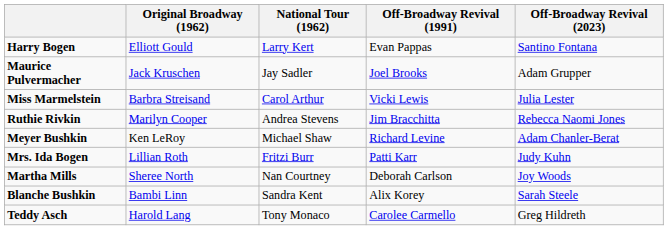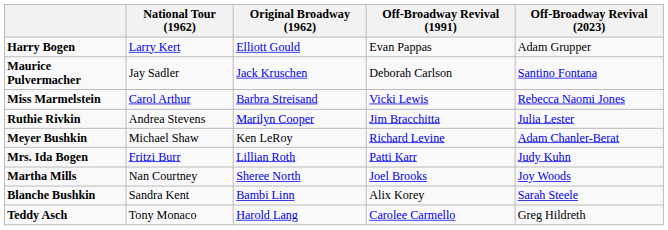columns swapped: (193, 20) <-> (313, 20)
(557, 47) Santino Fontana -> (554, 47) Adam Grupper
(398, 73) Joel Brooks -> (411, 73) Deborah Carlson
(554, 73) Adam Grupper -> (557, 73) Santino Fontana
(546, 99) Julia Lester -> (571, 99) Rebecca Naomi Jones
(571, 118) Rebecca Naomi Jones -> (546, 118) Julia Lester
(411, 176) Deborah Carlson -> (398, 176) Joel Brooks
